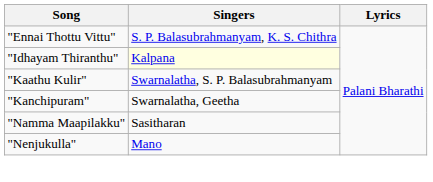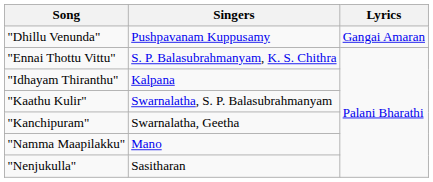+ row: (54, 37)
(153, 58) lightyellow background -> (153, 80) no background
(158, 123) Sasitharan -> (146, 144) Mano
(146, 144) Mano -> (158, 166) Sasitharan
